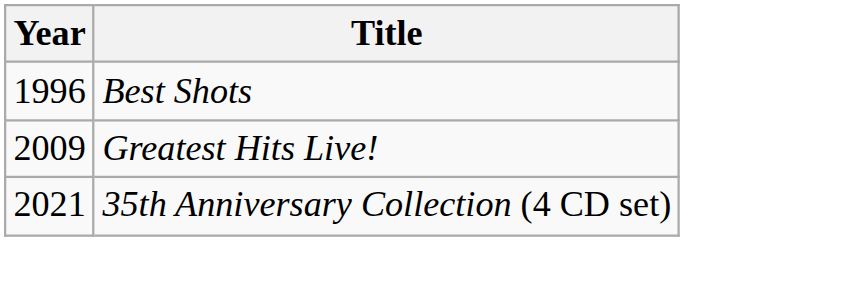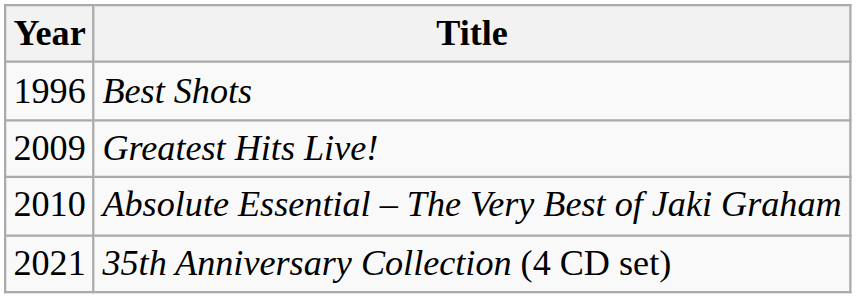+ row: (472, 205)
